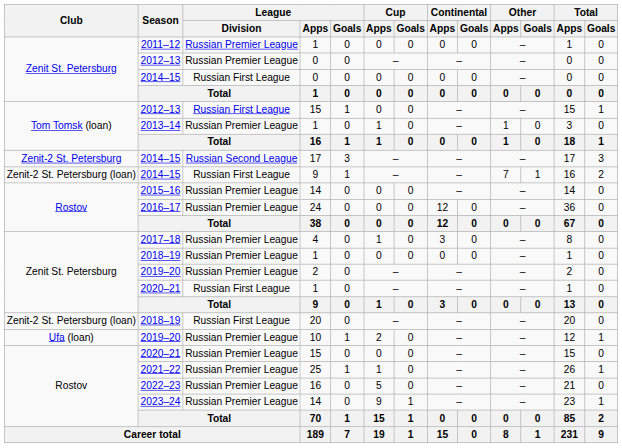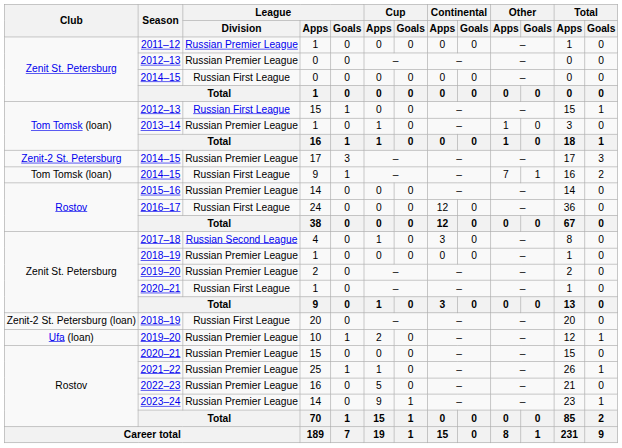(242, 158) Russian Second League -> (242, 158) Russian Premier League
(71, 175) Zenit-2 St. Petersburg (loan) -> (71, 175) Tom Tomsk (loan)
(242, 207) Russian Premier League -> (242, 207) Russian First League
(242, 239) Russian Premier League -> (242, 239) Russian Second League
